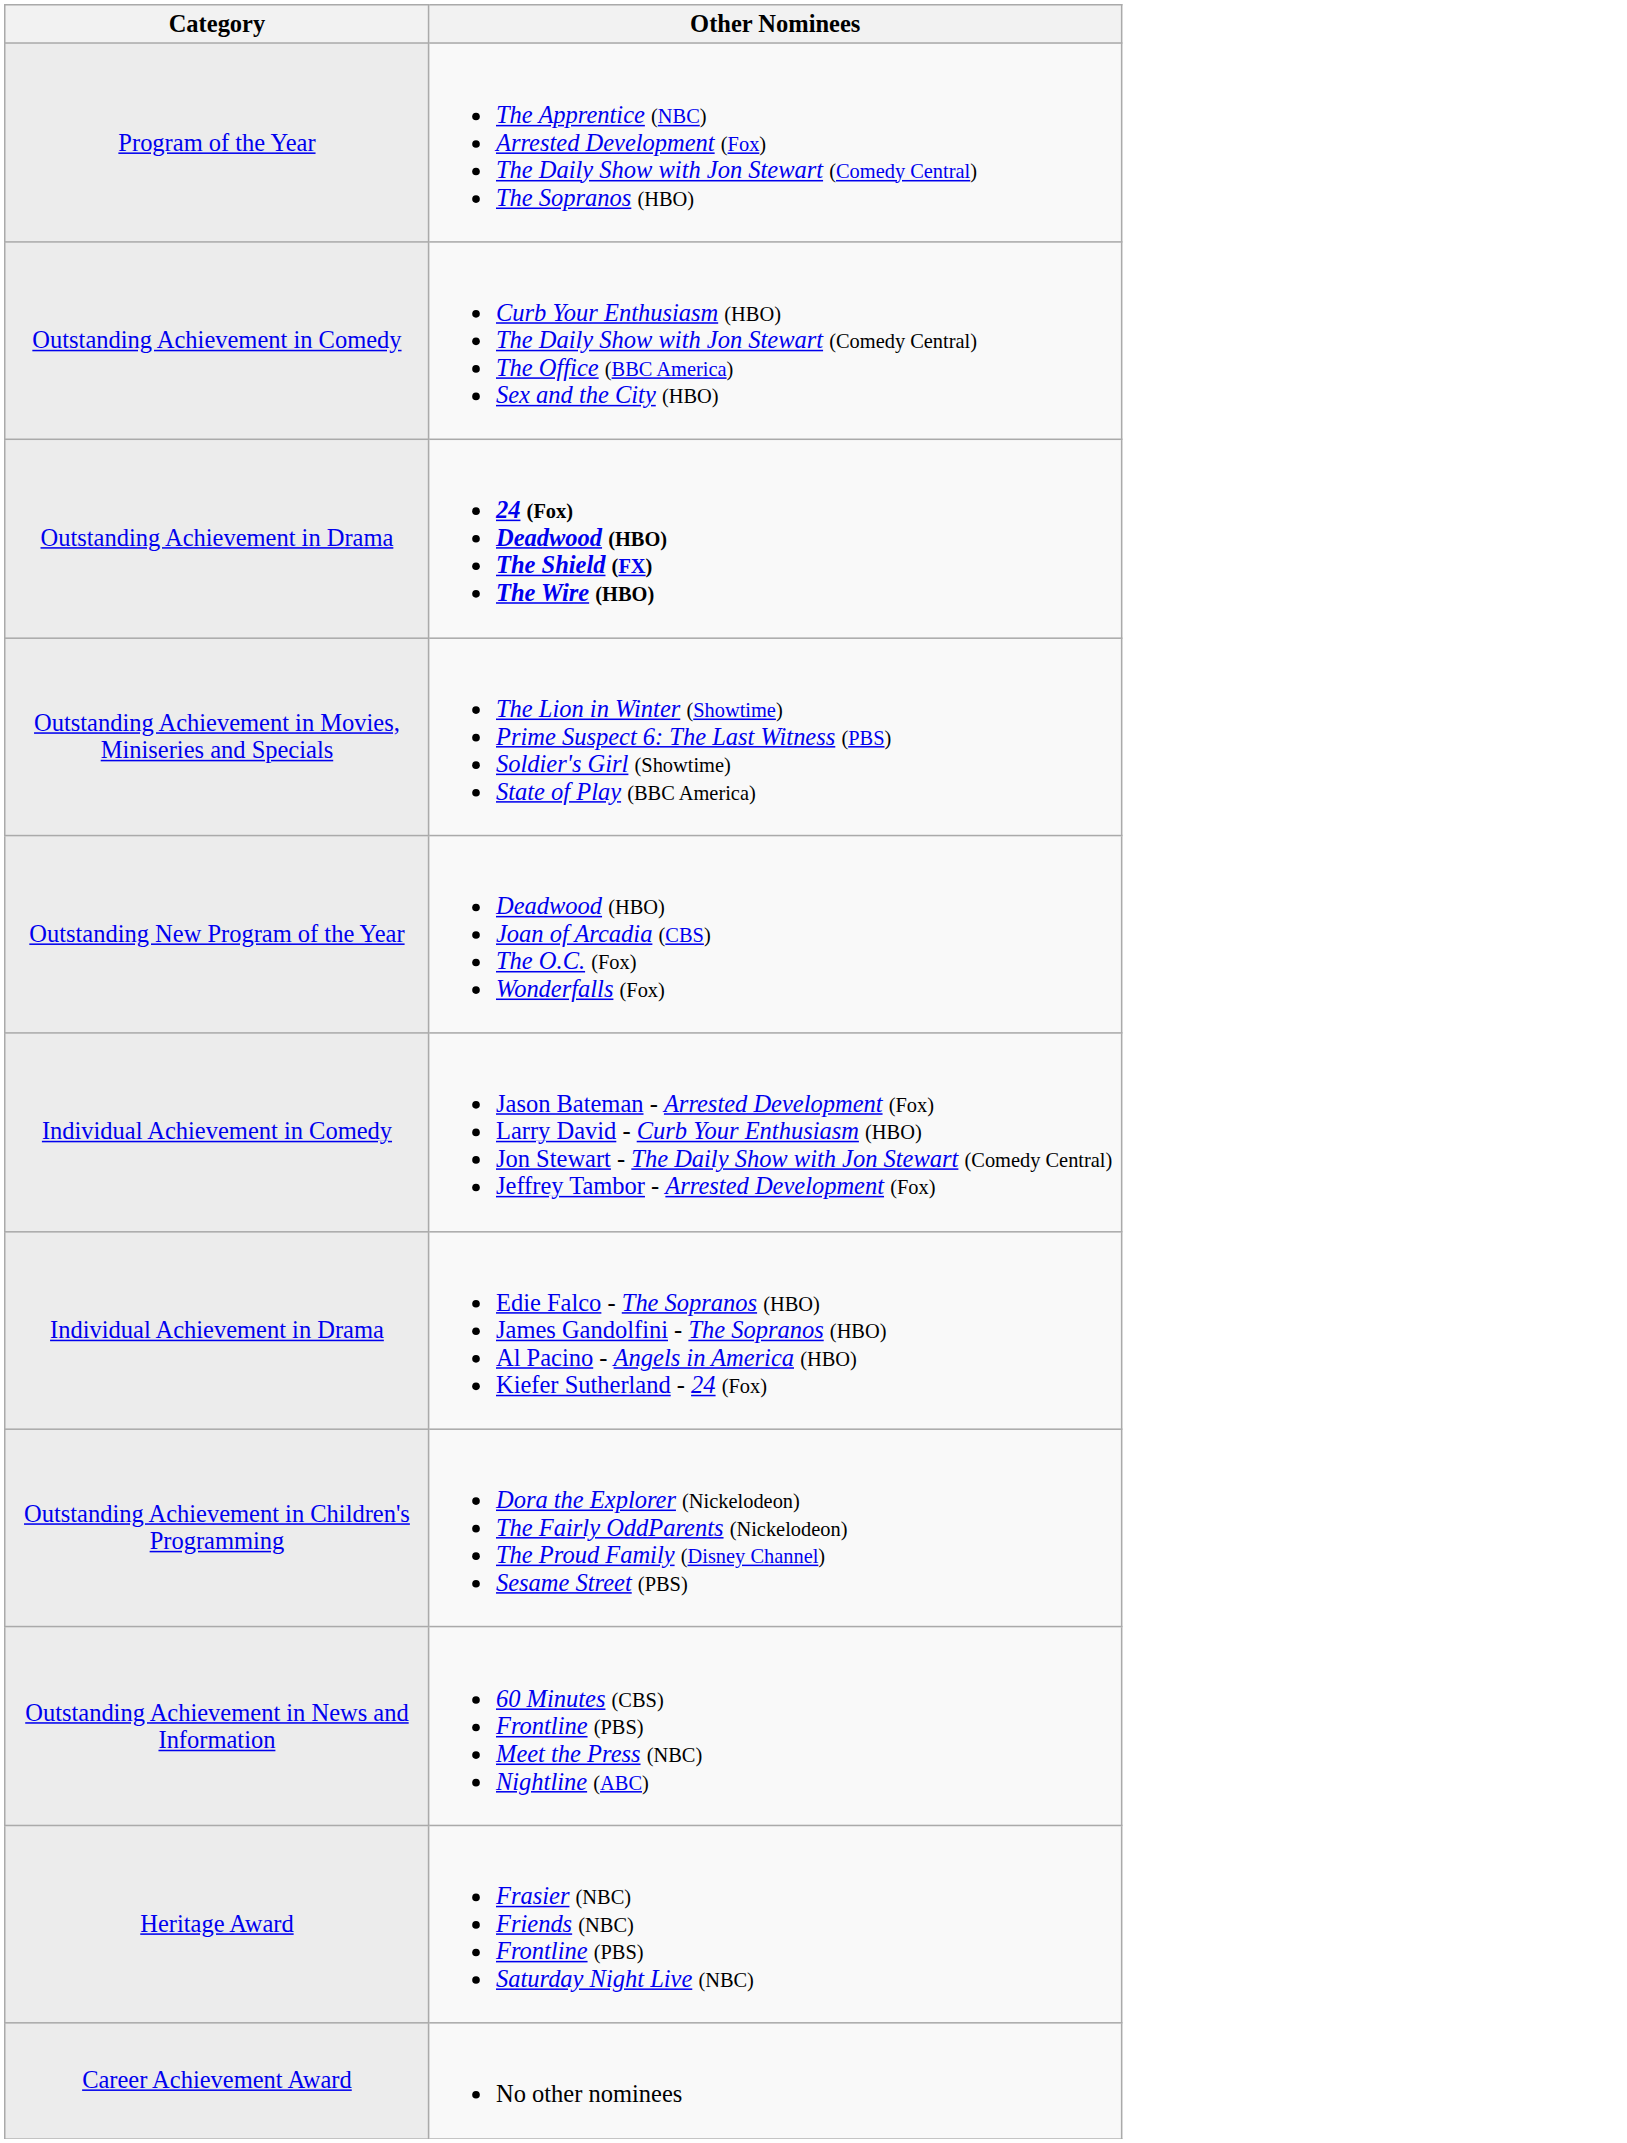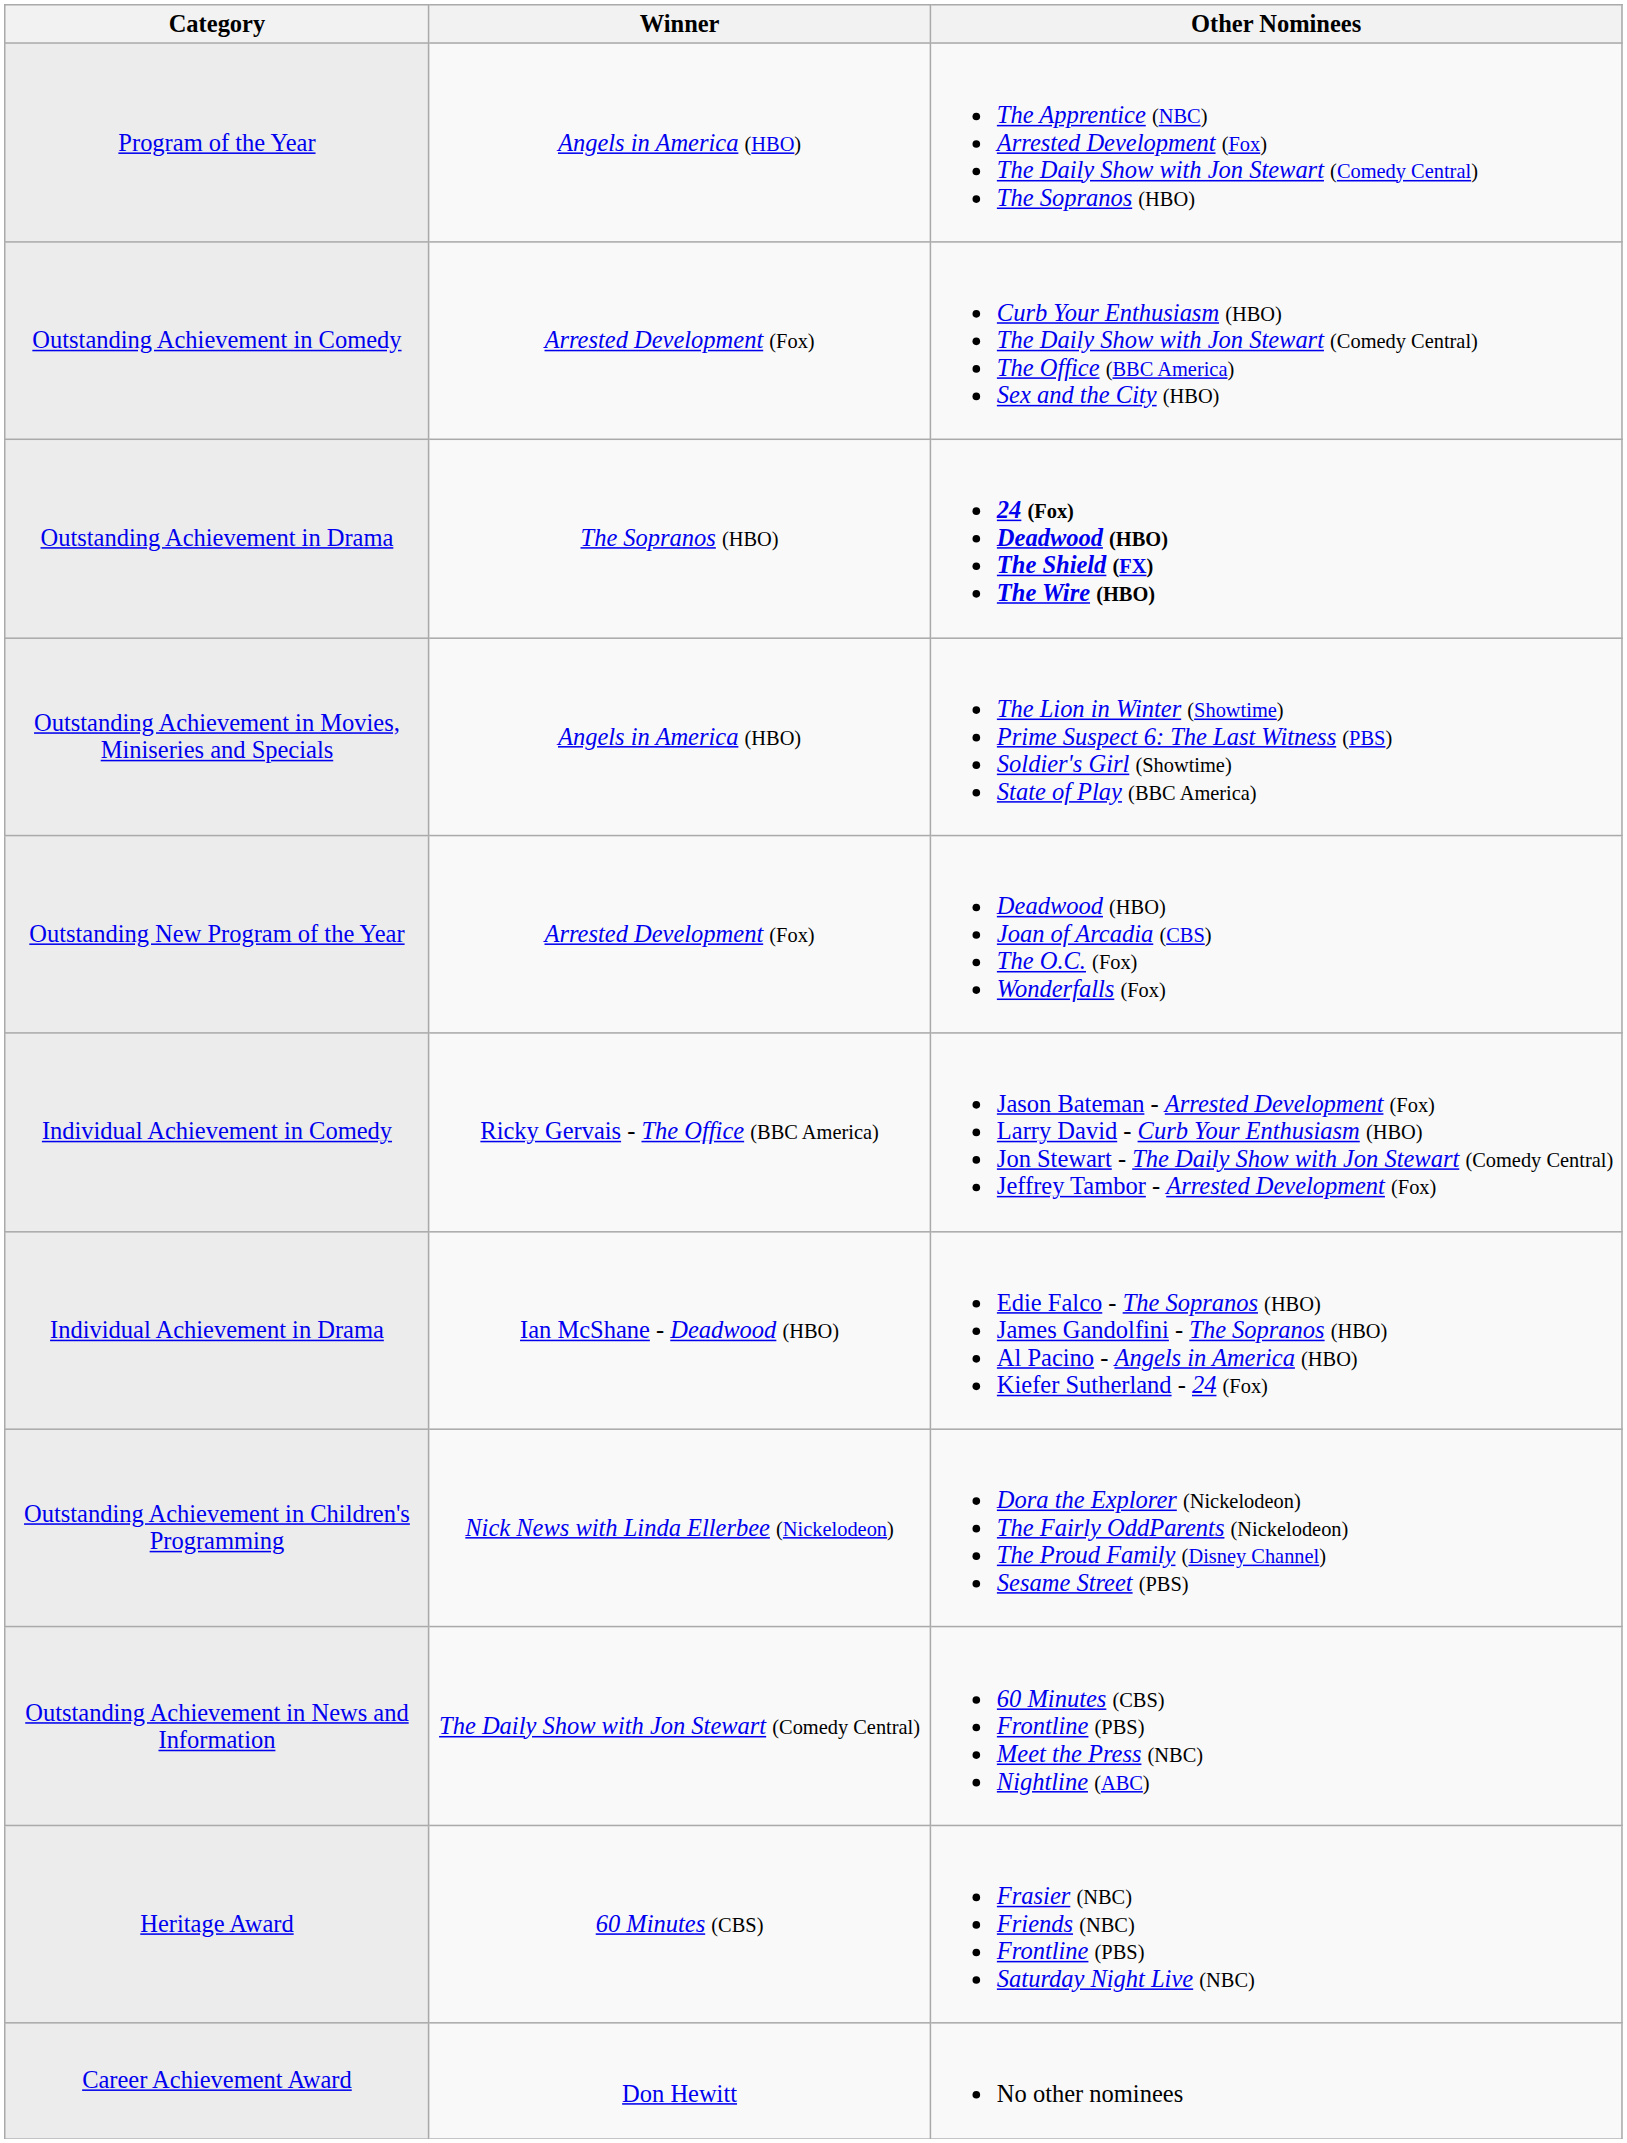+ column: (680, 23)
